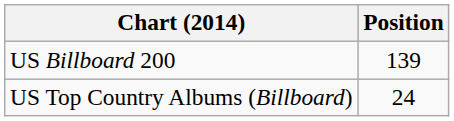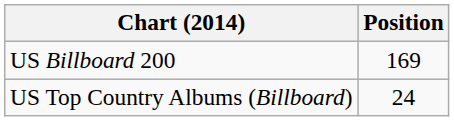(403, 60) 139 -> (403, 60) 169
